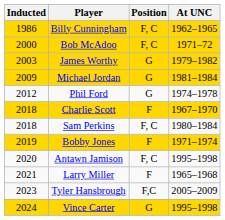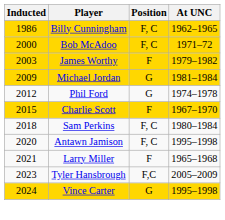(149, 61) G -> (149, 61) F
(26, 110) 2018 -> (26, 110) 2015
- row: (89, 142)
